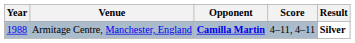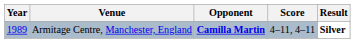(17, 30) 1988 -> (17, 30) 1989
